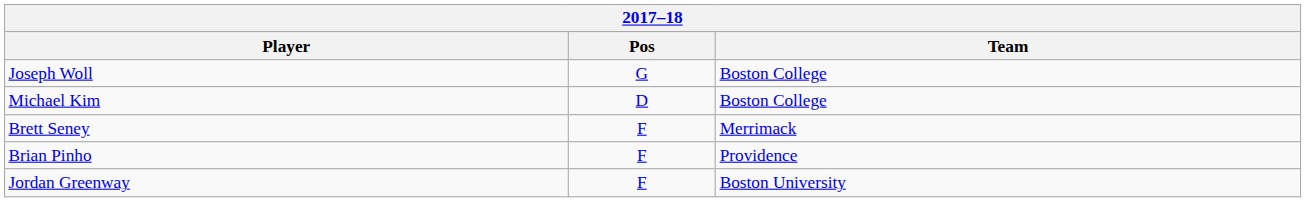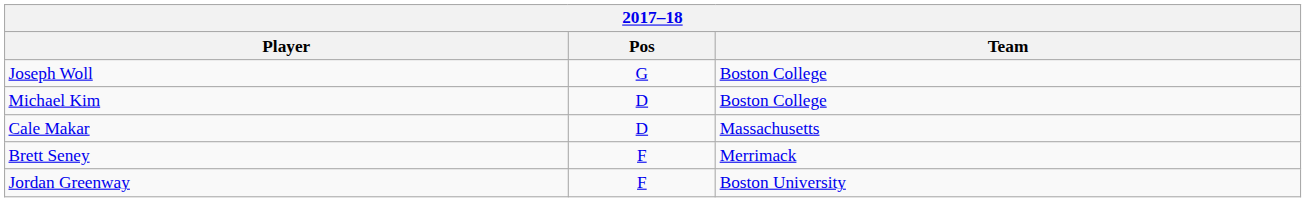+ row: (49, 127)
- row: (50, 155)
